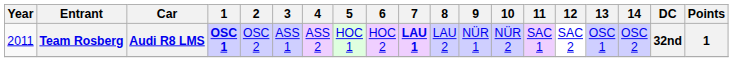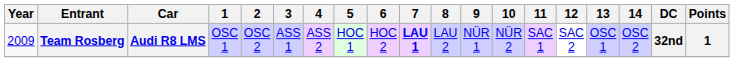(21, 40) 2011 -> (21, 40) 2009
(224, 40) bold -> (225, 40) normal
